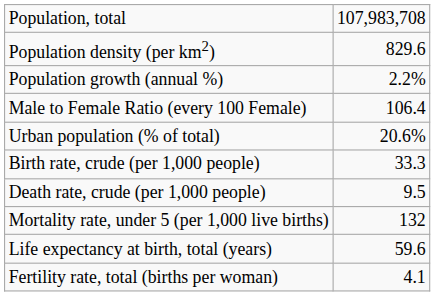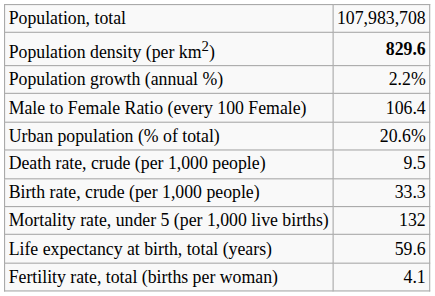(406, 49) normal -> (406, 49) bold
rows swapped: (134, 164) <-> (137, 192)
